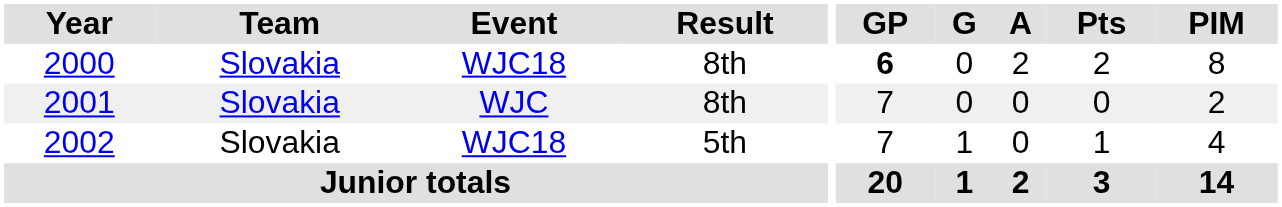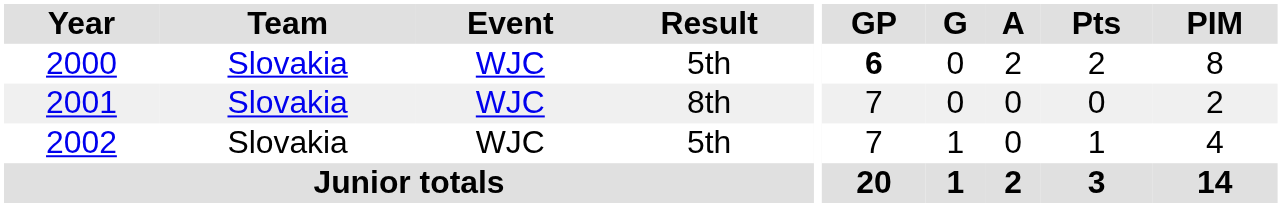(514, 63) WJC18 -> (510, 63) WJC
(725, 63) 8th -> (709, 63) 5th
(514, 142) WJC18 -> (510, 142) WJC
